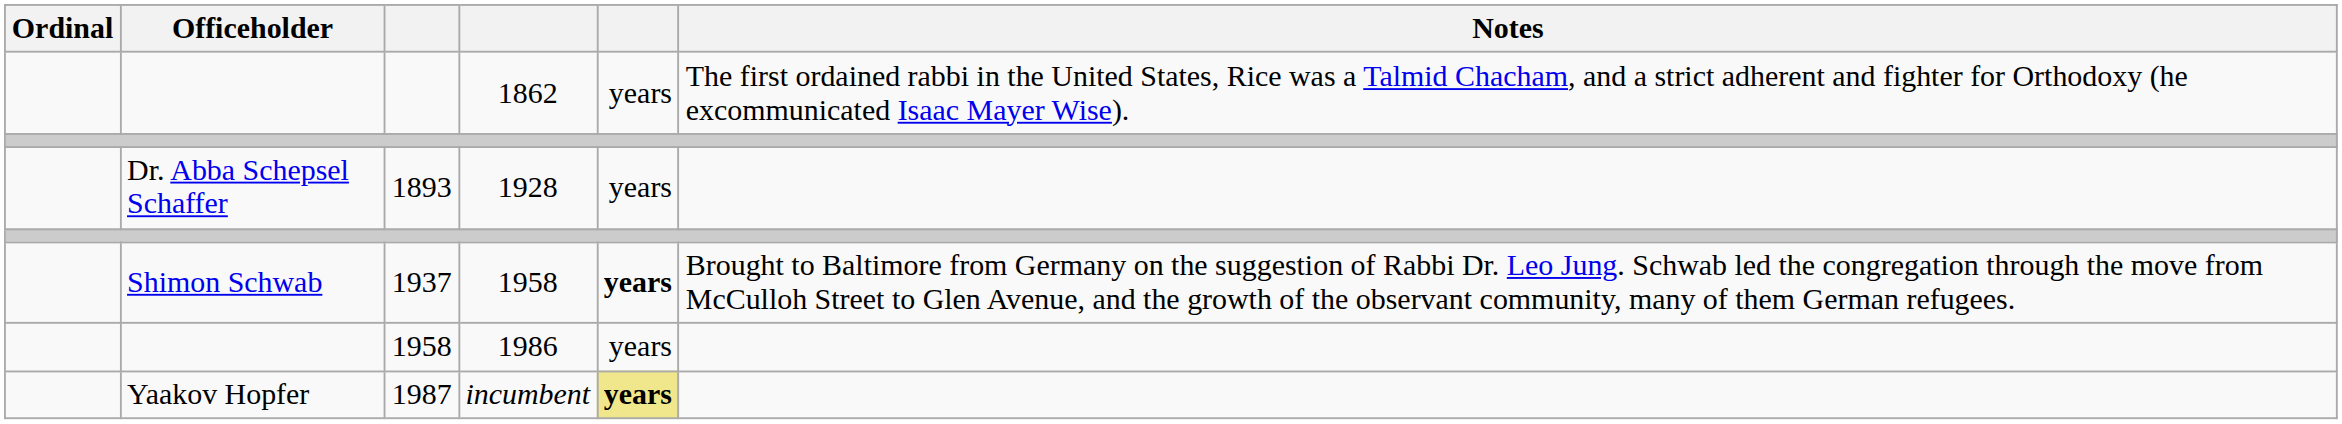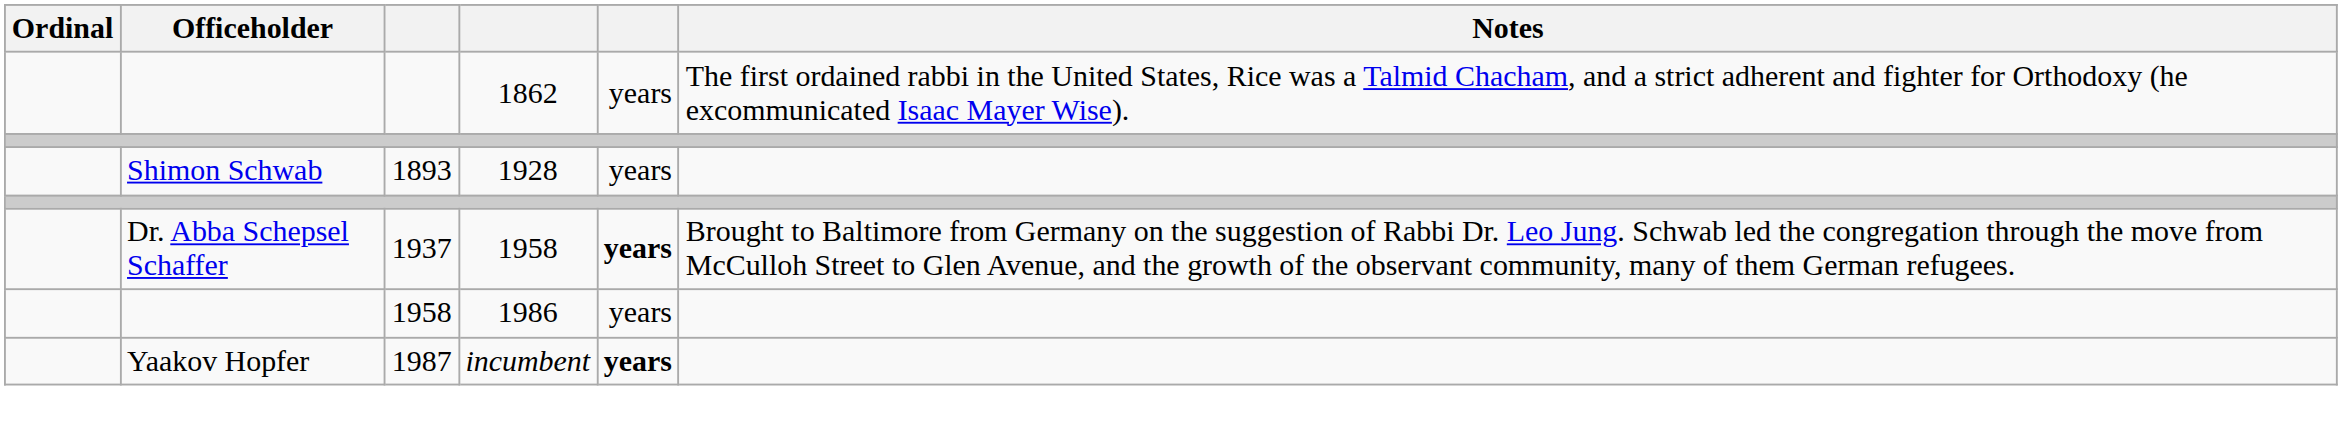(238, 187) Dr. Abba Schepsel Schaffer -> (225, 170) Shimon Schwab
(225, 282) Shimon Schwab -> (238, 248) Dr. Abba Schepsel Schaffer
(638, 394) khaki background -> (638, 360) no background
